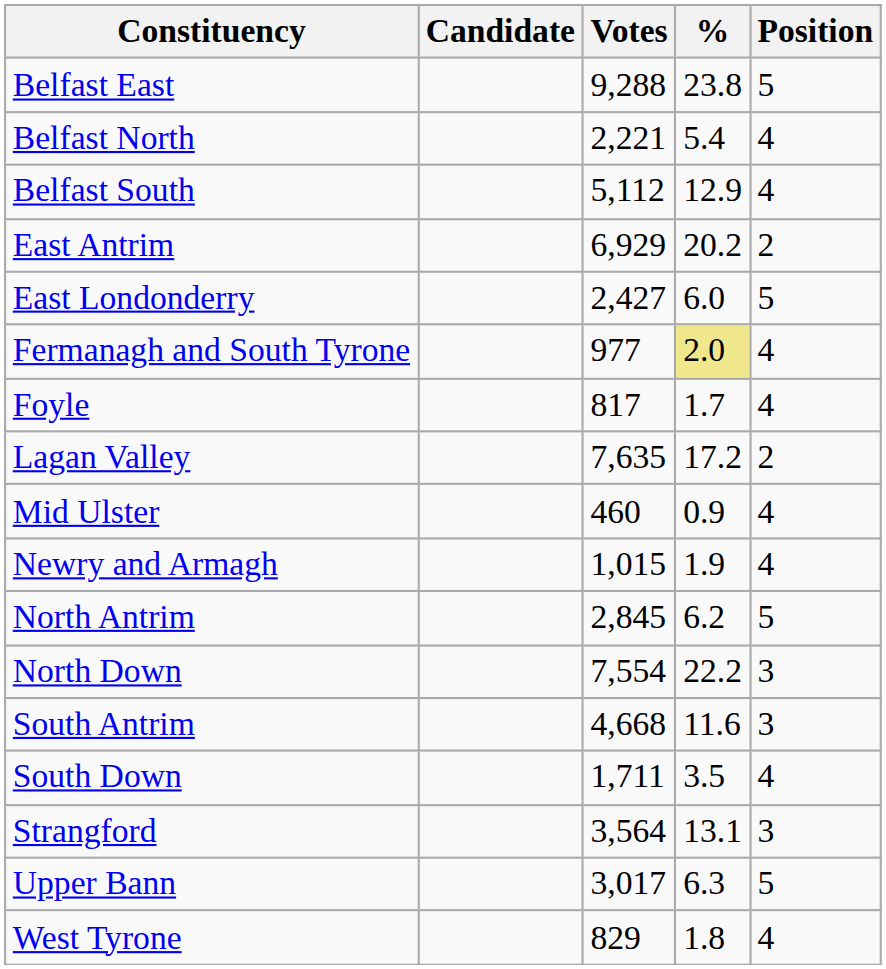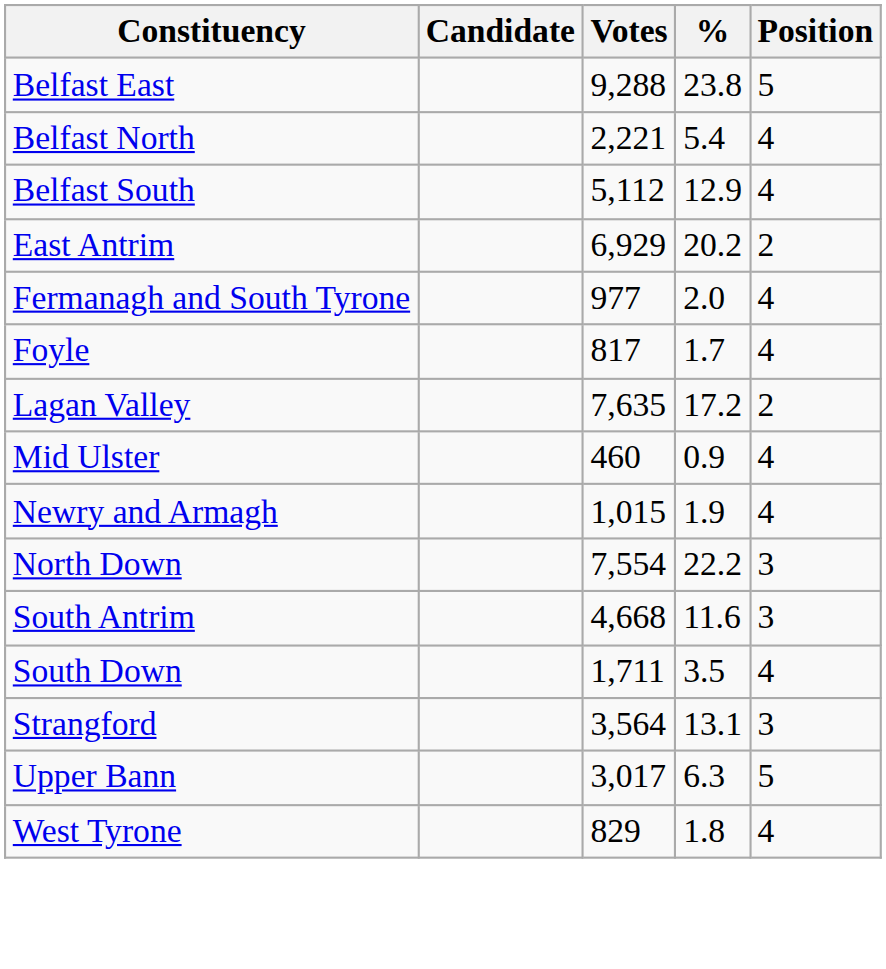- row: (134, 297)
(704, 350) khaki background -> (704, 297) no background
- row: (104, 617)
